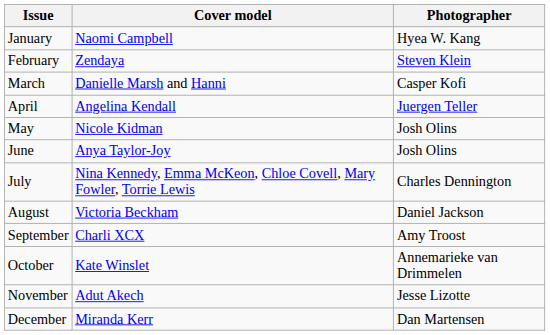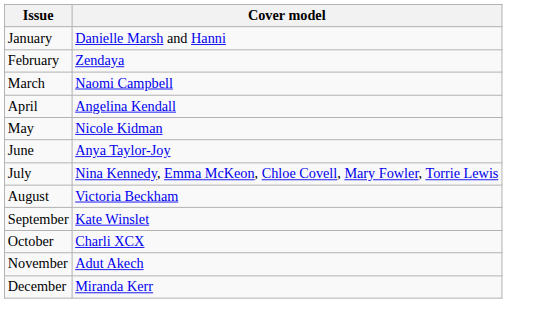- column: (469, 15)
(124, 38) Naomi Campbell -> (151, 38) Danielle Marsh and Hanni
(151, 83) Danielle Marsh and Hanni -> (124, 83) Naomi Campbell
(110, 235) Charli XCX -> (112, 219) Kate Winslet
(112, 265) Kate Winslet -> (110, 241) Charli XCX
